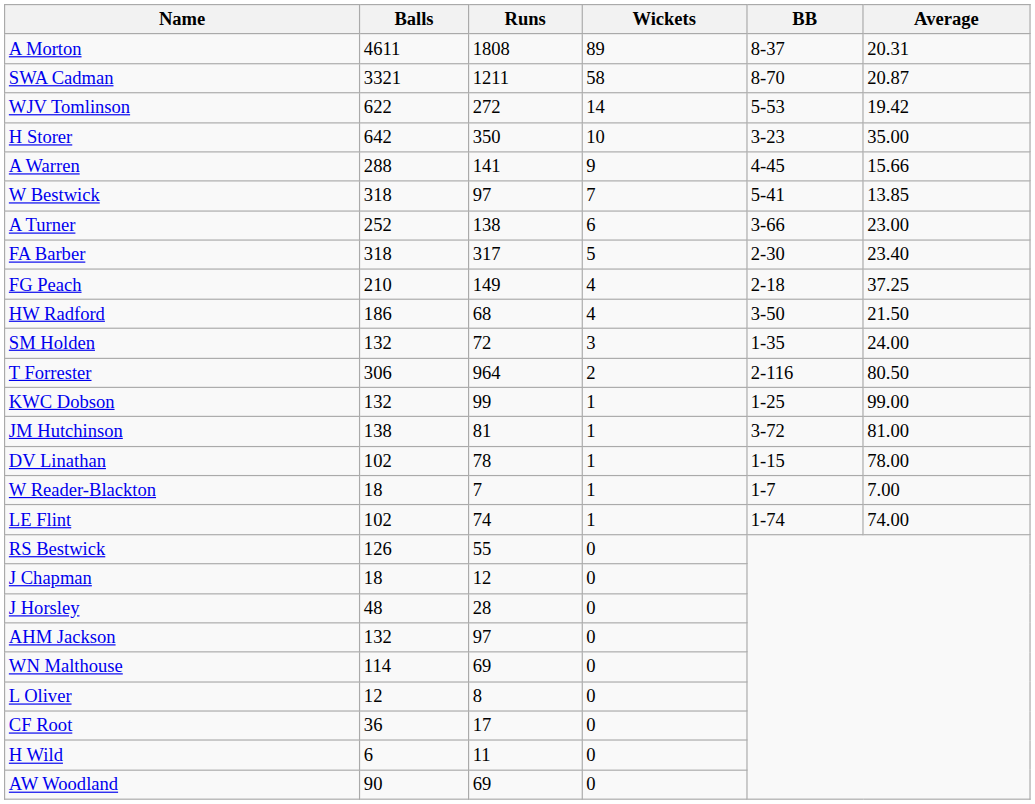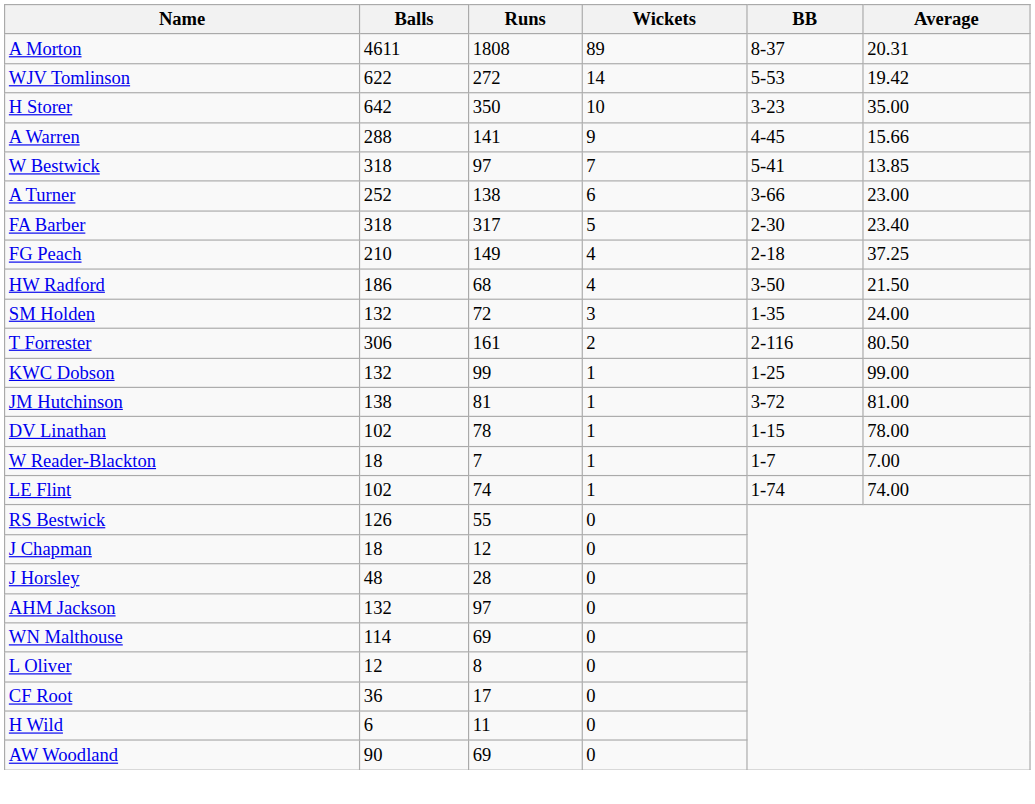- row: (61, 78)
(487, 372) 964 -> (487, 343) 161
